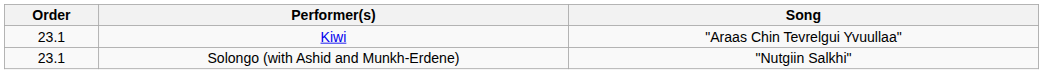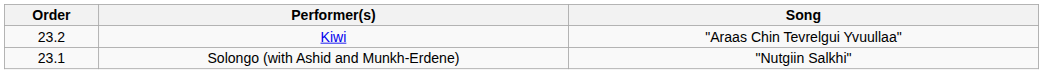(51, 37) 23.1 -> (51, 37) 23.2
